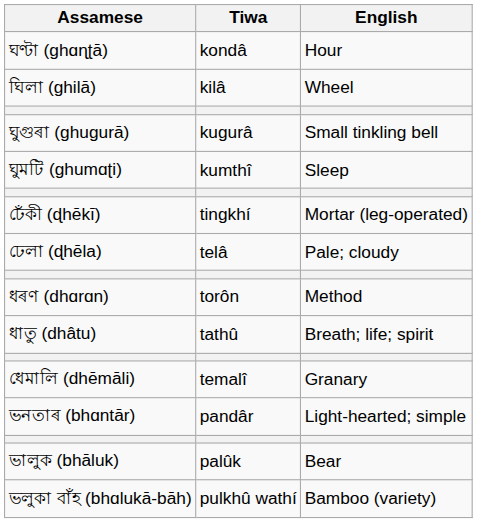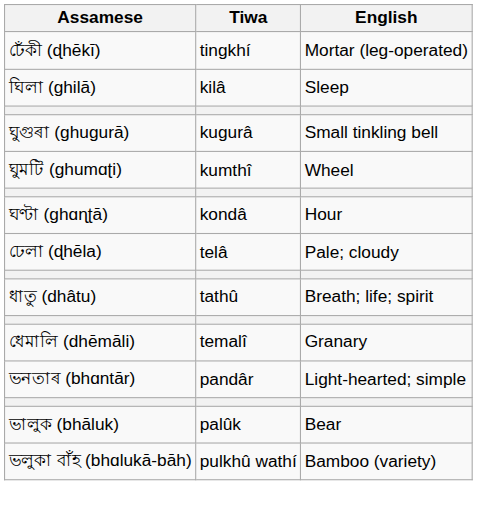rows swapped: (58, 49) <-> (55, 214)
(329, 87) Wheel -> (327, 87) Sleep
(327, 169) Sleep -> (329, 169) Wheel
- row: (59, 296)
